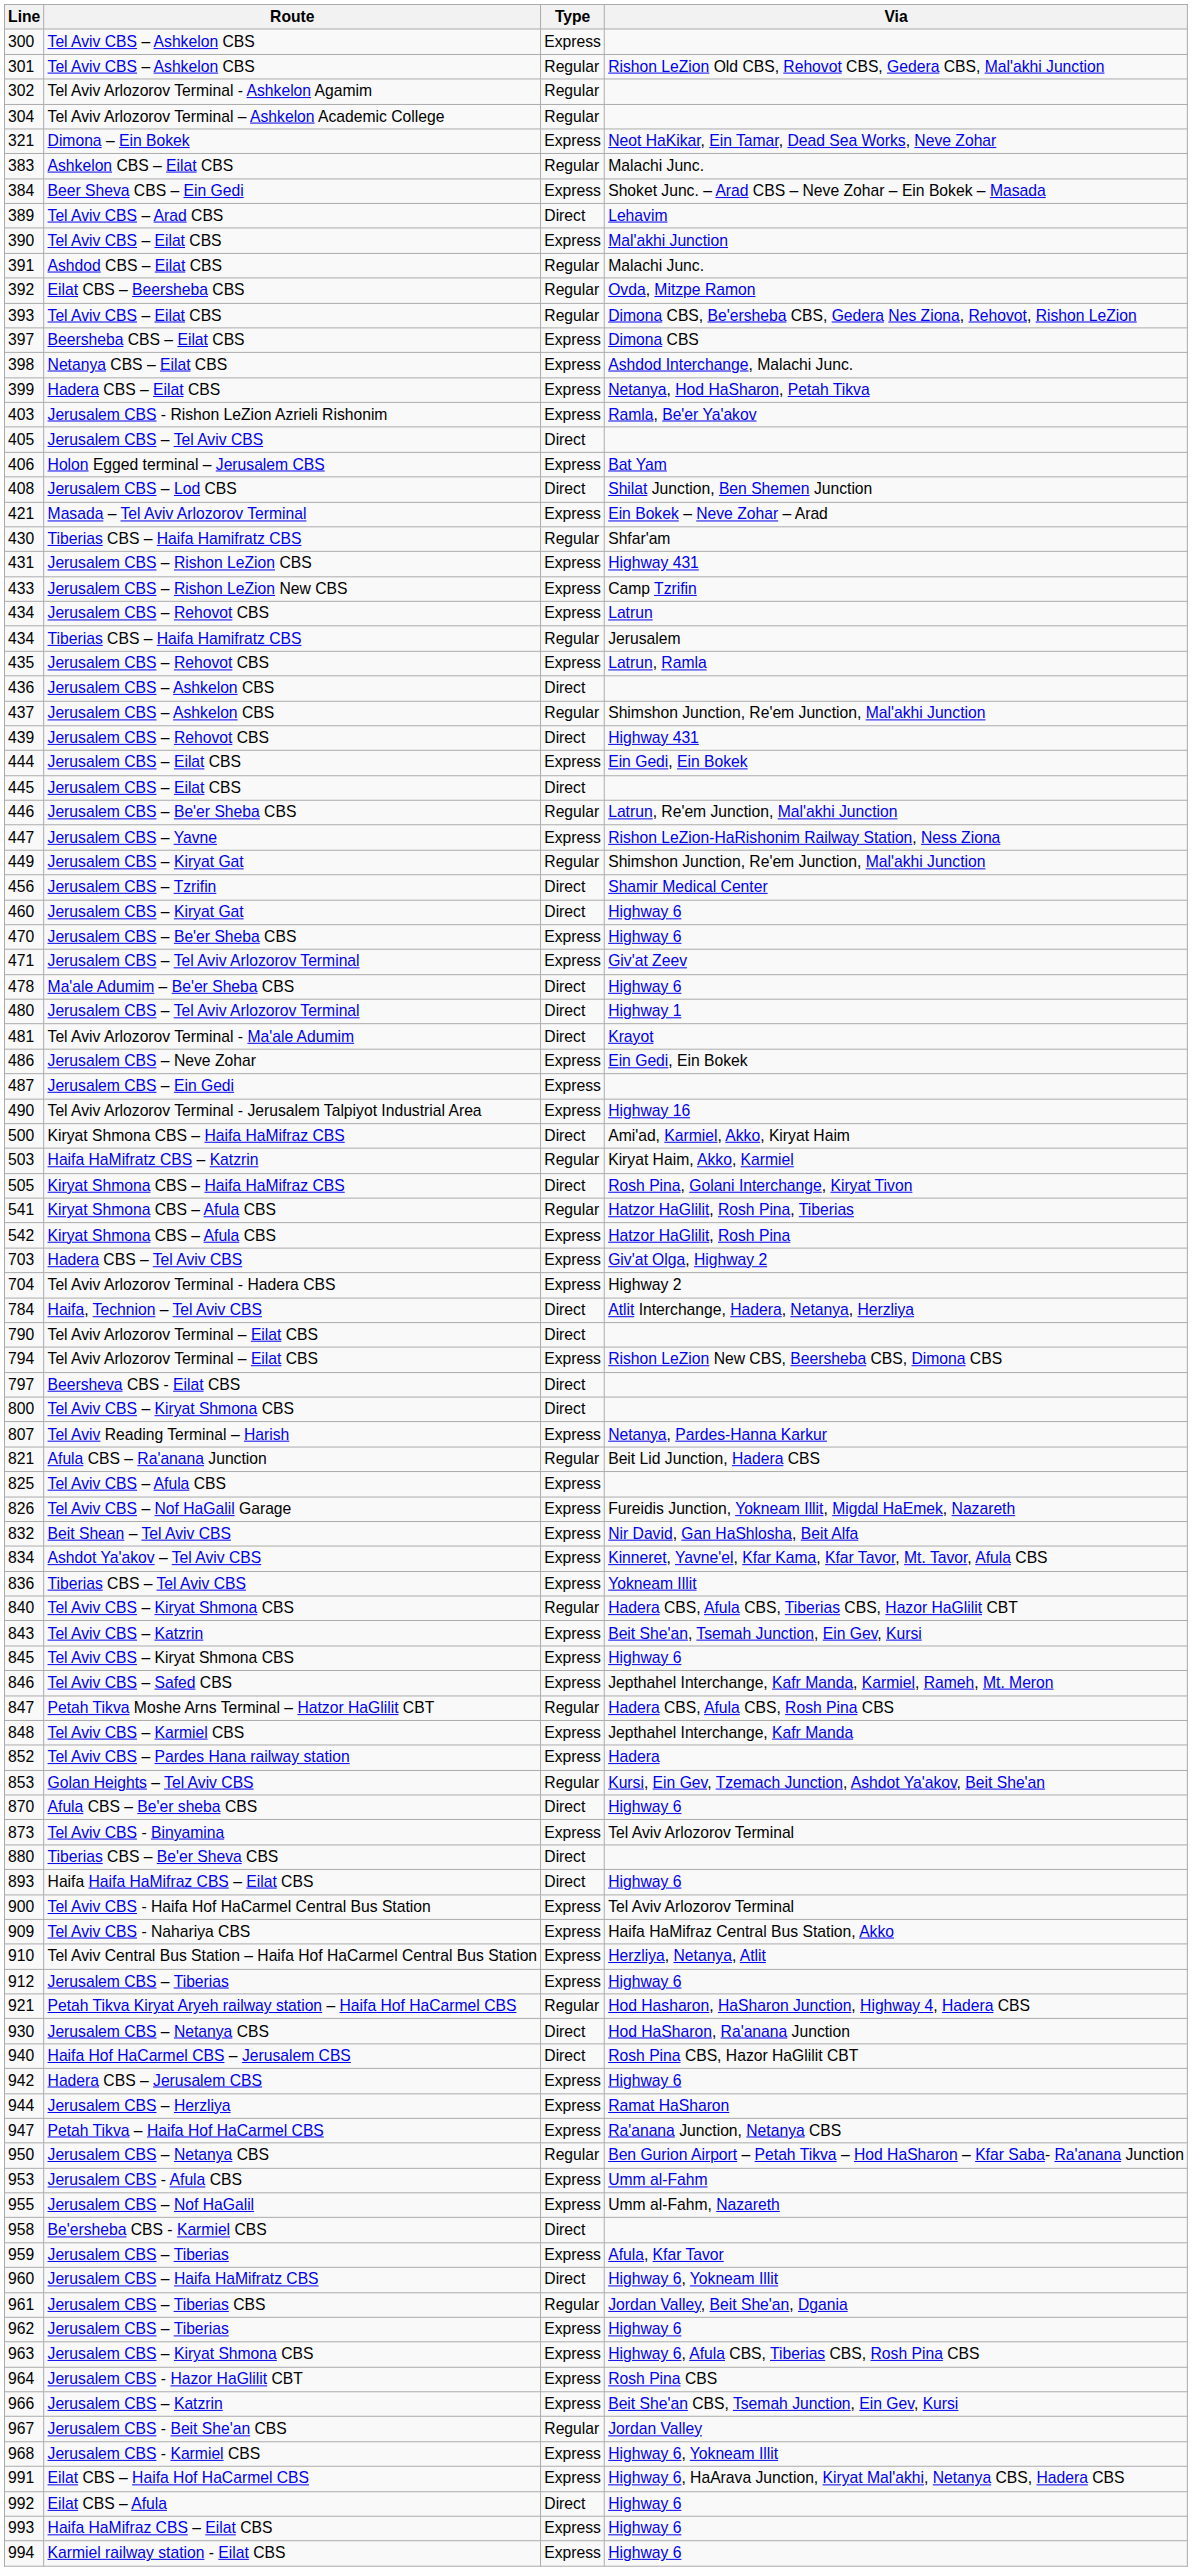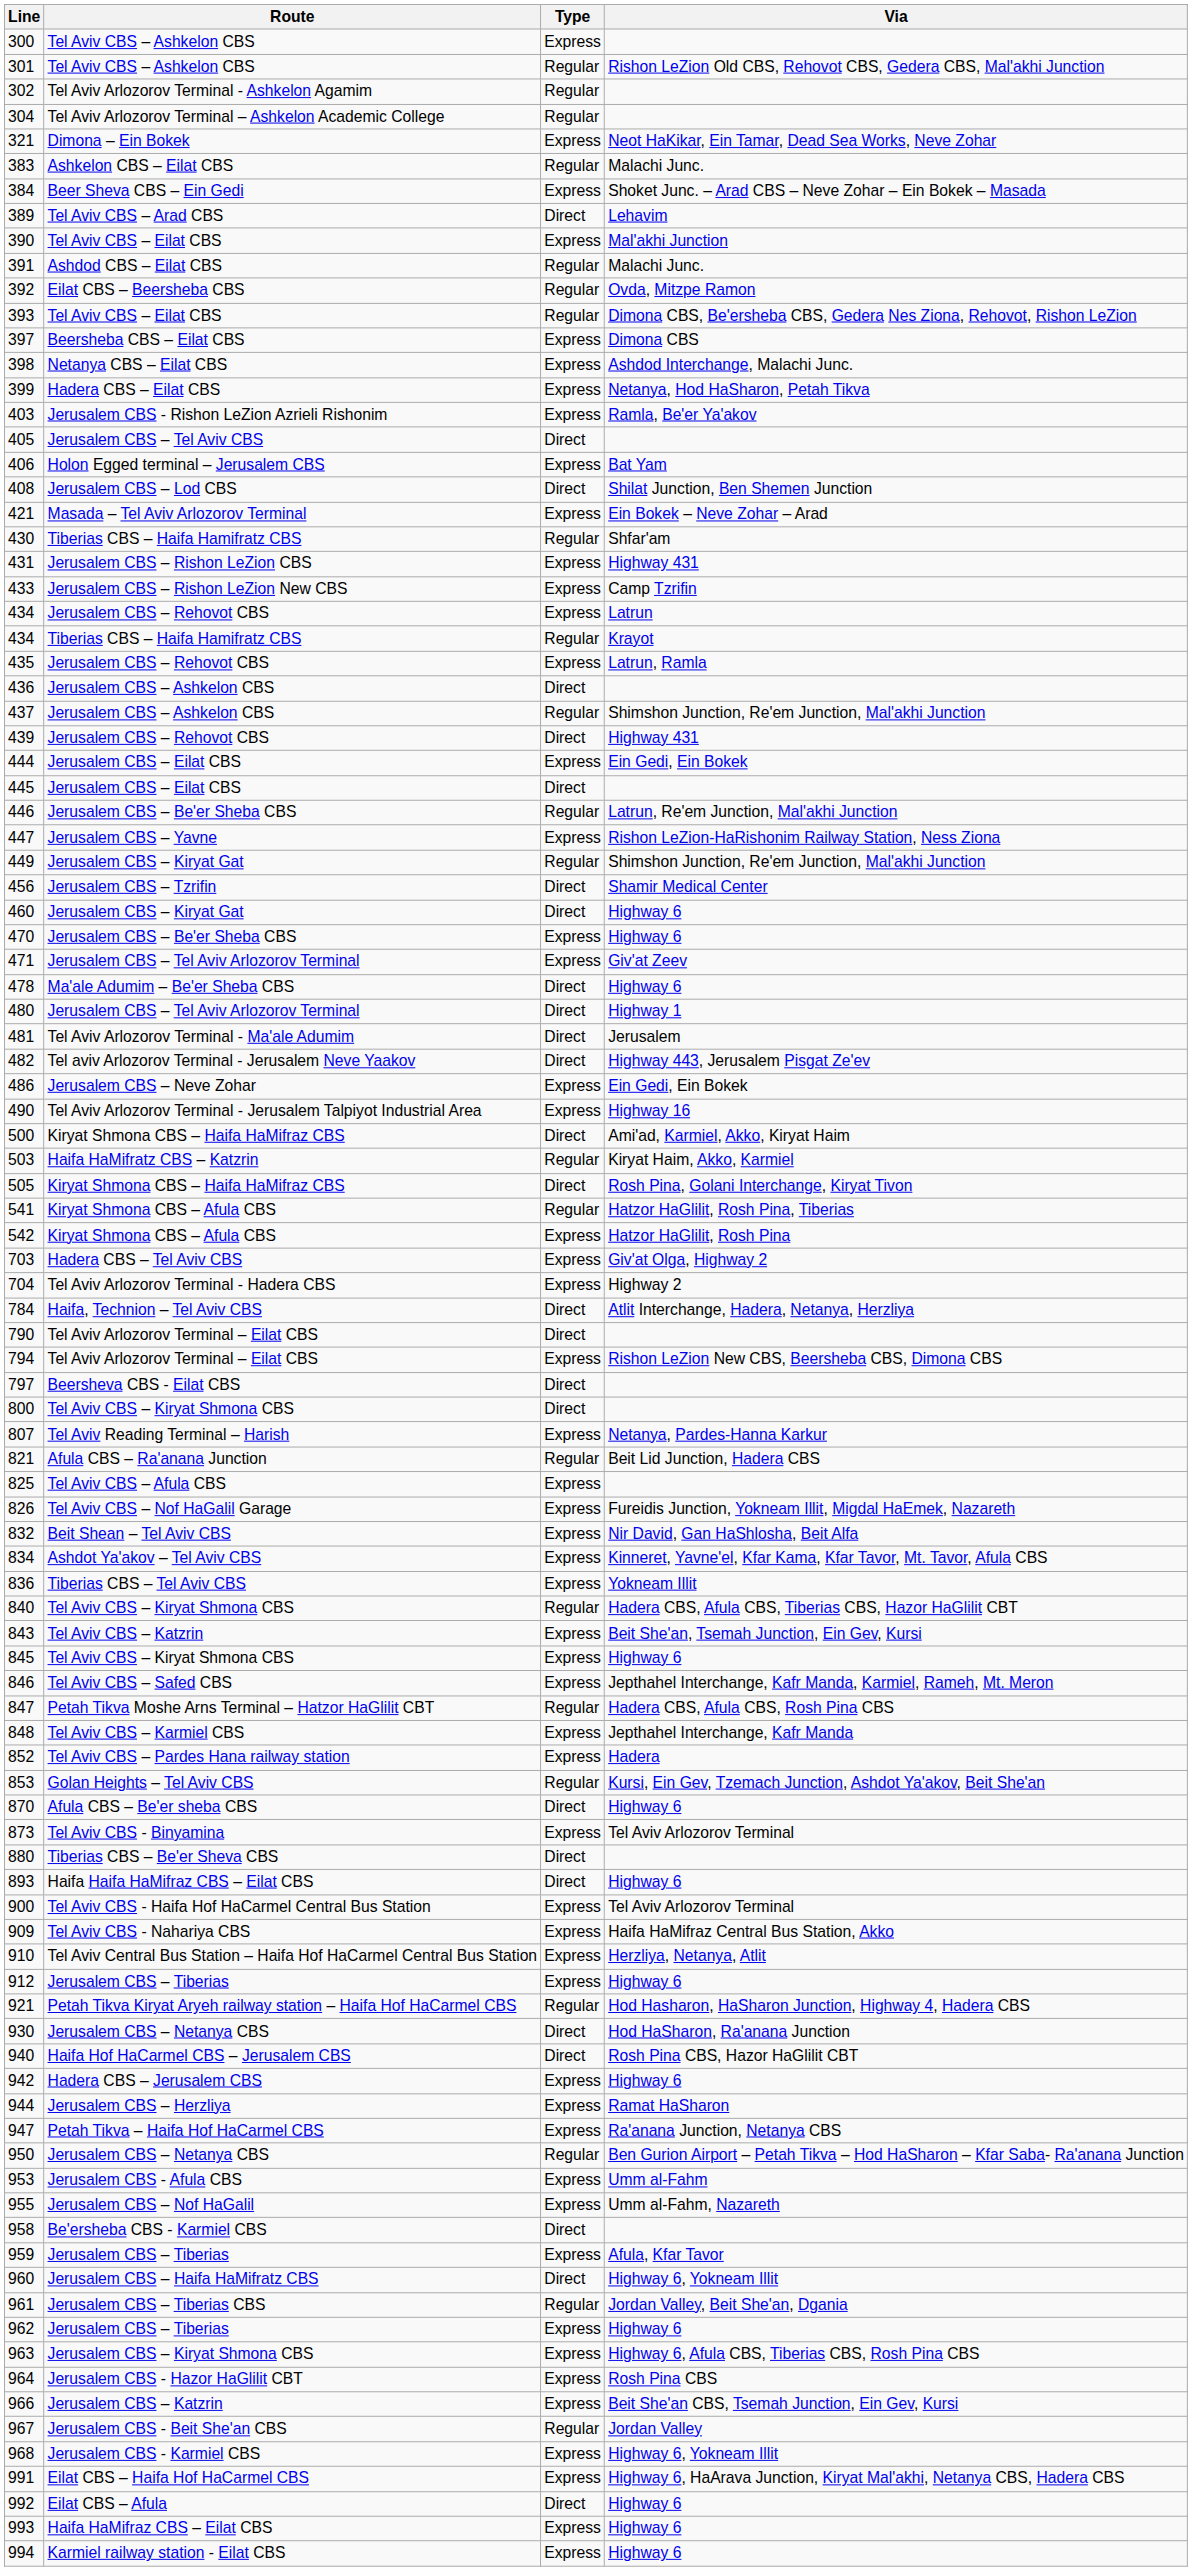(644, 638) Jerusalem -> (631, 638) Krayot
(631, 1036) Krayot -> (644, 1036) Jerusalem
+ row: (21, 1061)
- row: (21, 1086)
